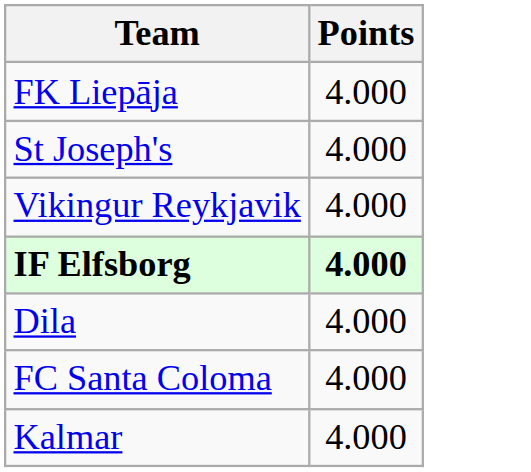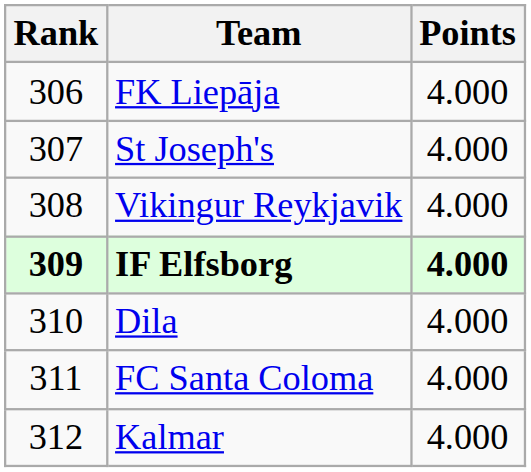+ column: (56, 33)
